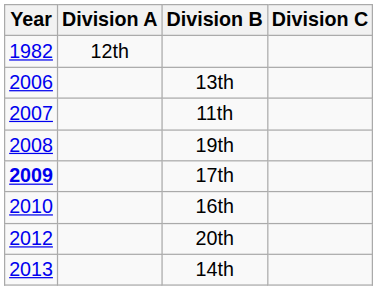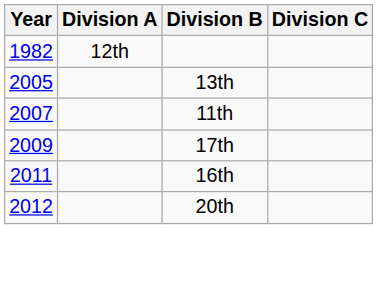(31, 82) 2006 -> (31, 82) 2005
- row: (215, 144)
(31, 176) bold -> (31, 144) normal
(31, 207) 2010 -> (31, 176) 2011
- row: (215, 269)
